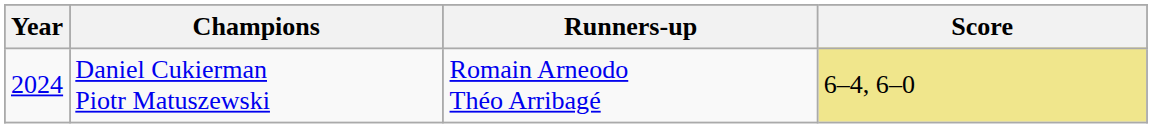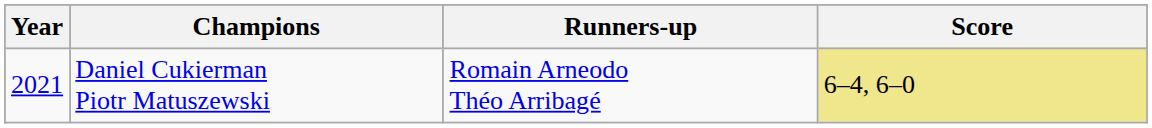(37, 84) 2024 -> (37, 84) 2021
